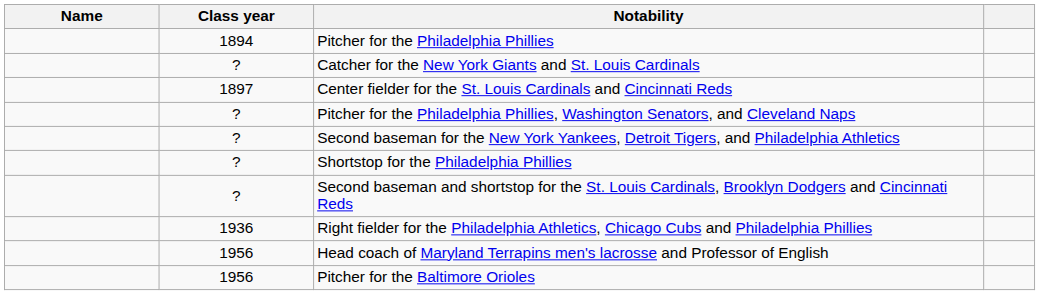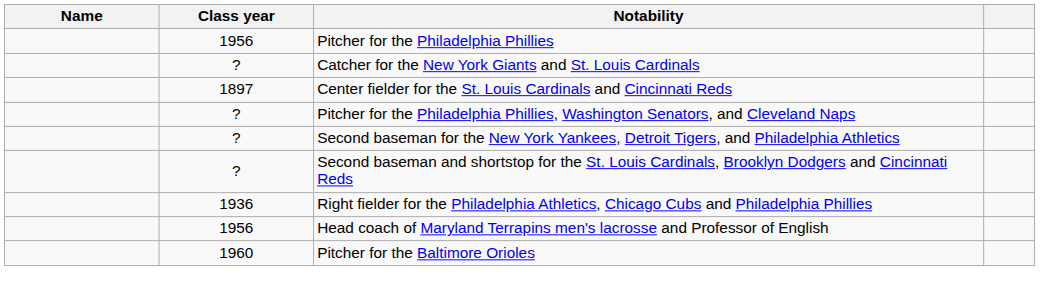(236, 41) 1894 -> (236, 41) 1956
- row: (444, 162)
(236, 277) 1956 -> (236, 253) 1960
